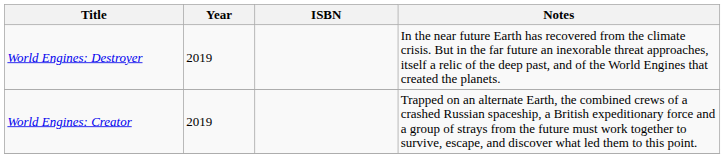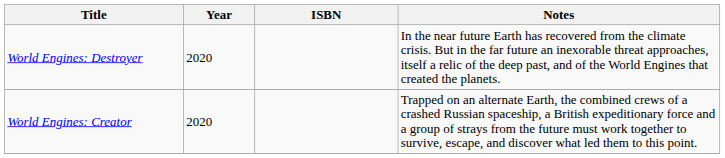(199, 57) 2019 -> (199, 57) 2020
(199, 121) 2019 -> (199, 121) 2020
